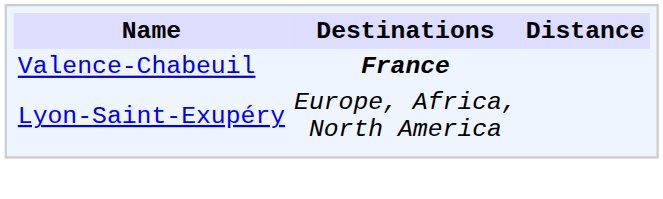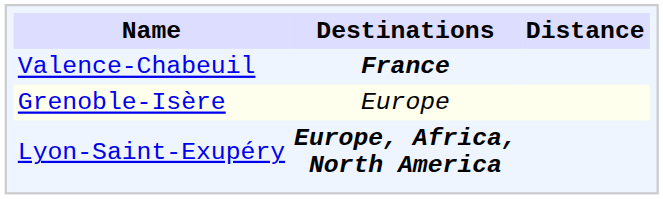+ row: (122, 103)
(405, 117) normal -> (405, 153) bold
